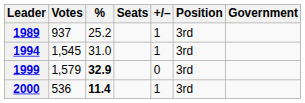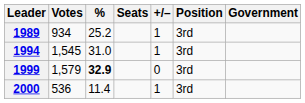(61, 32) 937 -> (61, 32) 934
(99, 88) bold -> (99, 88) normal
